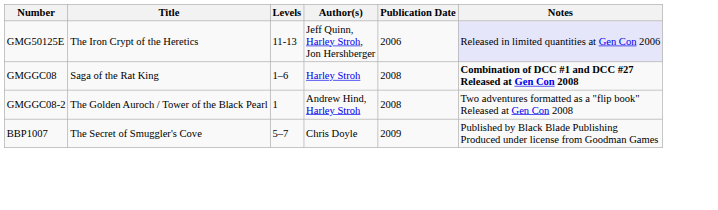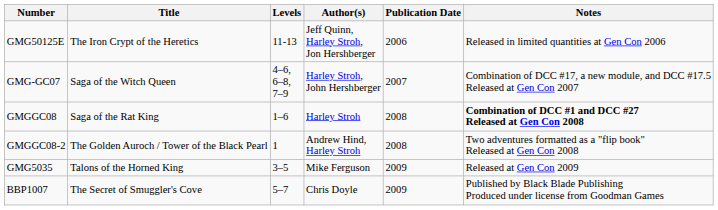(560, 41) lavender background -> (566, 41) no background
+ row: (33, 82)
+ row: (30, 167)
